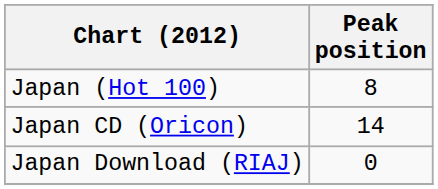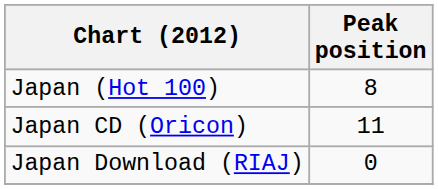(371, 127) 14 -> (371, 127) 11
